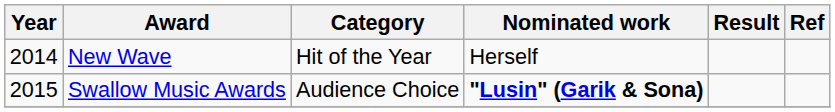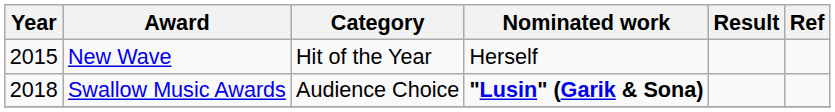(34, 56) 2014 -> (34, 56) 2015
(34, 90) 2015 -> (34, 90) 2018
